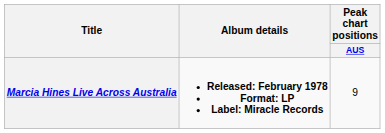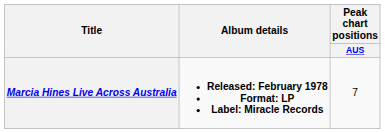(355, 93) 9 -> (355, 93) 7
